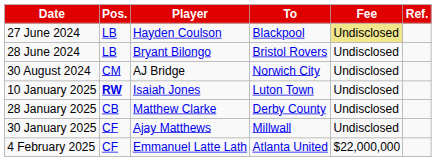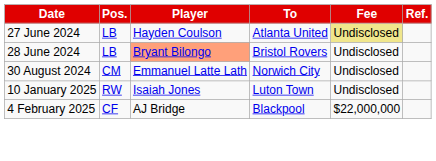(279, 33) Blackpool -> (290, 33) Atlanta United
(172, 52) no background -> (172, 52) lightsalmon background
(159, 71) AJ Bridge -> (190, 71) Emmanuel Latte Lath
(112, 90) bold -> (112, 90) normal
- row: (52, 109)
- row: (52, 128)
(190, 147) Emmanuel Latte Lath -> (159, 109) AJ Bridge
(290, 147) Atlanta United -> (279, 109) Blackpool
